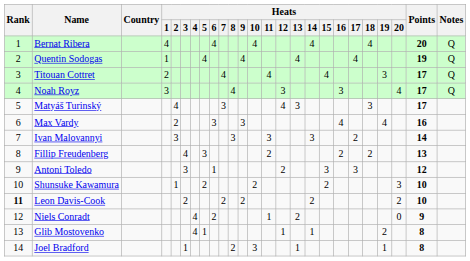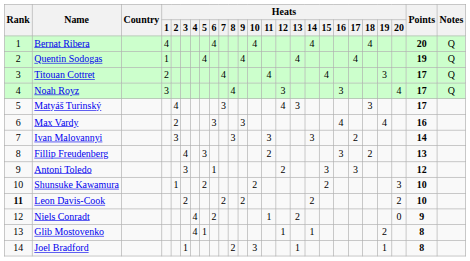(341, 153) 2 -> (341, 153) 3
